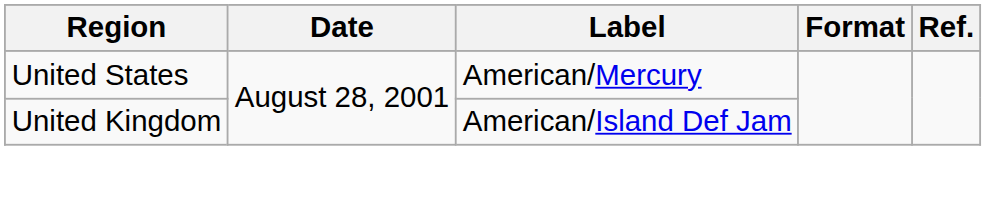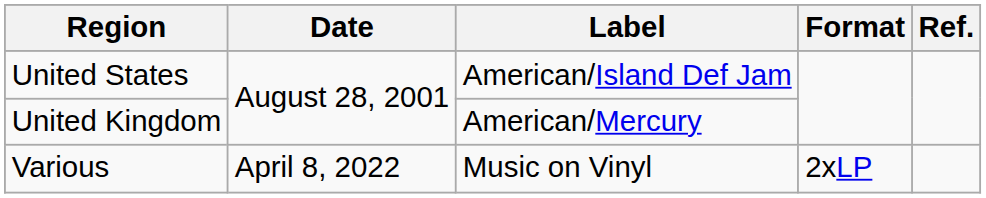(582, 74) American/Mercury -> (627, 74) American/Island Def Jam
(627, 121) American/Island Def Jam -> (582, 121) American/Mercury
+ row: (61, 167)
